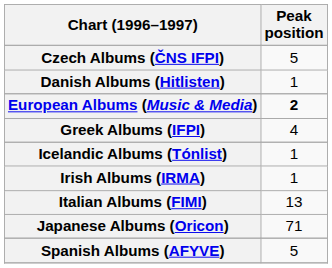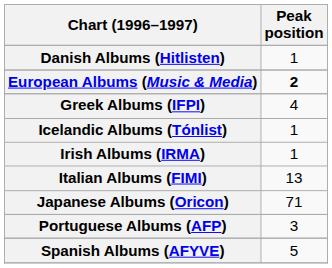- row: (133, 57)
+ row: (133, 226)
